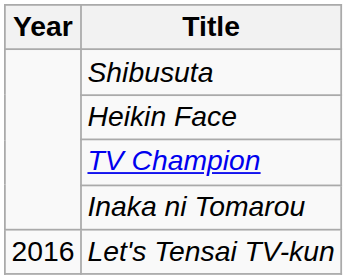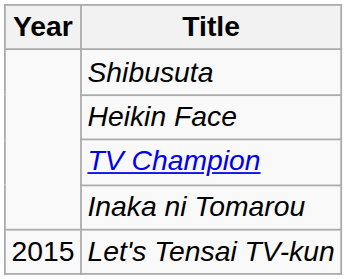(43, 251) 2016 -> (43, 251) 2015
